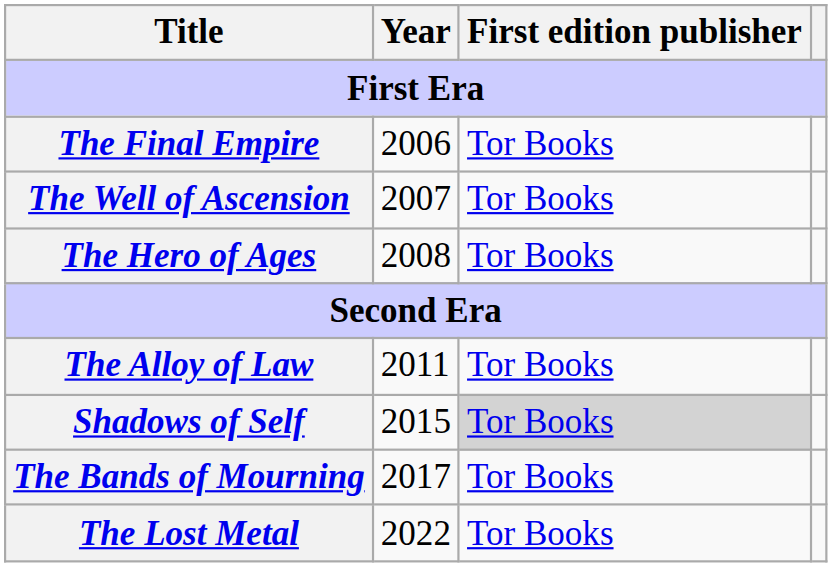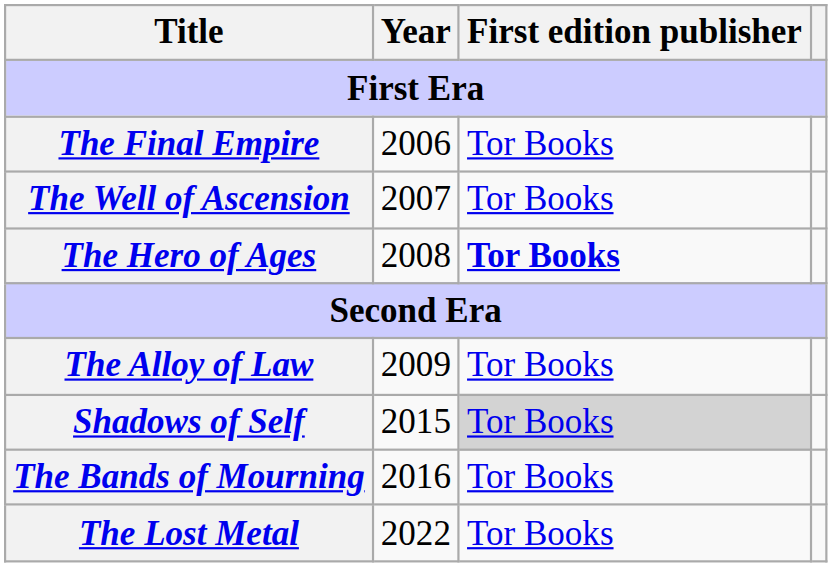(540, 254) normal -> (543, 254) bold
(415, 365) 2011 -> (416, 365) 2009
(416, 476) 2017 -> (416, 476) 2016
